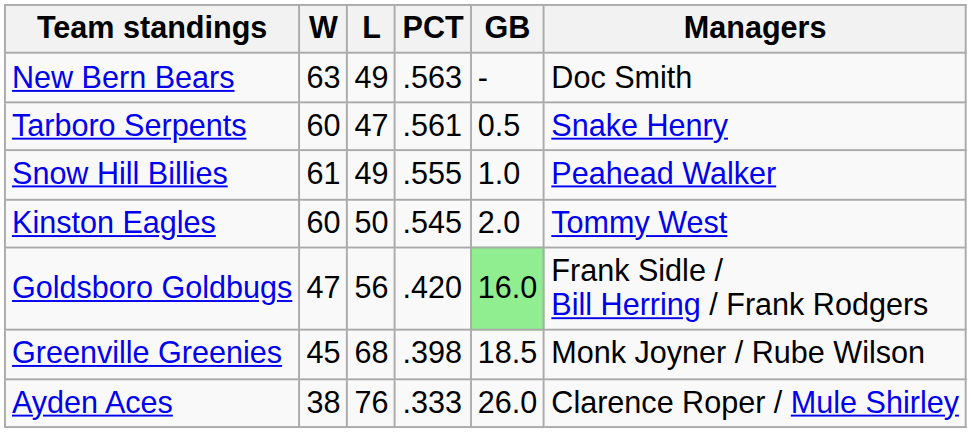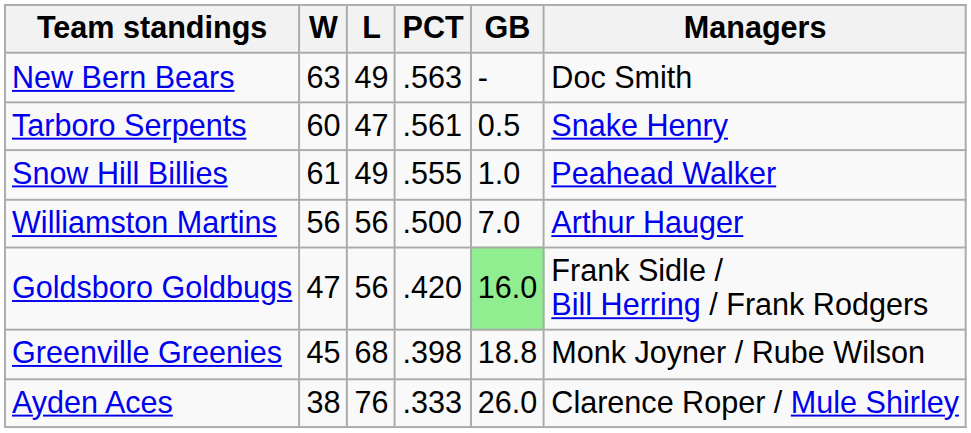- row: (114, 222)
+ row: (144, 222)
(508, 353) 18.5 -> (508, 353) 18.8
